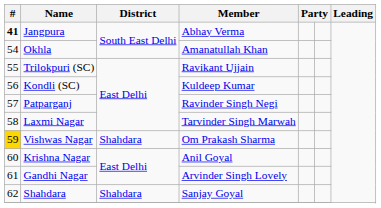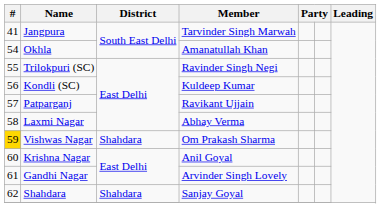(13, 31) bold -> (13, 31) normal
(213, 31) Abhay Verma -> (239, 31) Tarvinder Singh Marwah
(218, 67) Ravikant Ujjain -> (230, 67) Ravinder Singh Negi
(230, 103) Ravinder Singh Negi -> (218, 103) Ravikant Ujjain
(239, 121) Tarvinder Singh Marwah -> (213, 121) Abhay Verma
